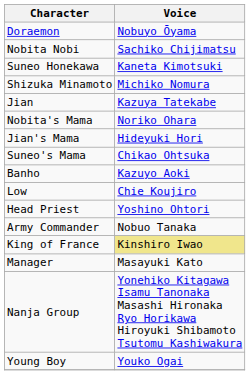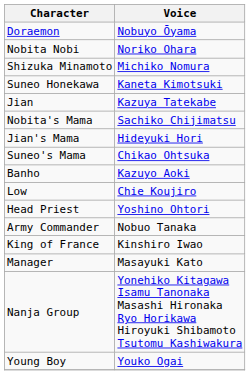(177, 49) Sachiko Chijimatsu -> (157, 49) Noriko Ohara
rows swapped: (60, 85) <-> (53, 67)
(157, 120) Noriko Ohara -> (177, 120) Sachiko Chijimatsu
(160, 245) khaki background -> (160, 245) no background
